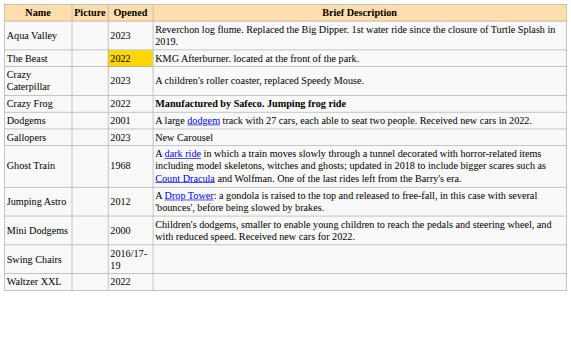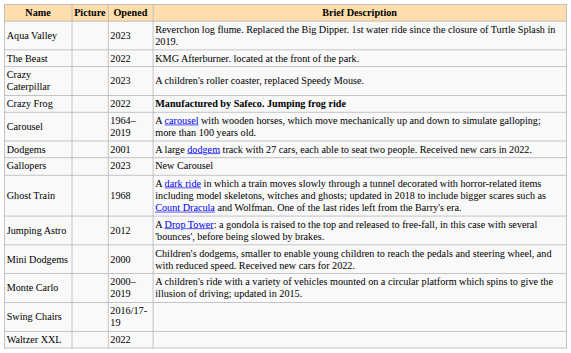(120, 58) gold background -> (120, 58) no background
+ row: (25, 127)
+ row: (33, 288)
